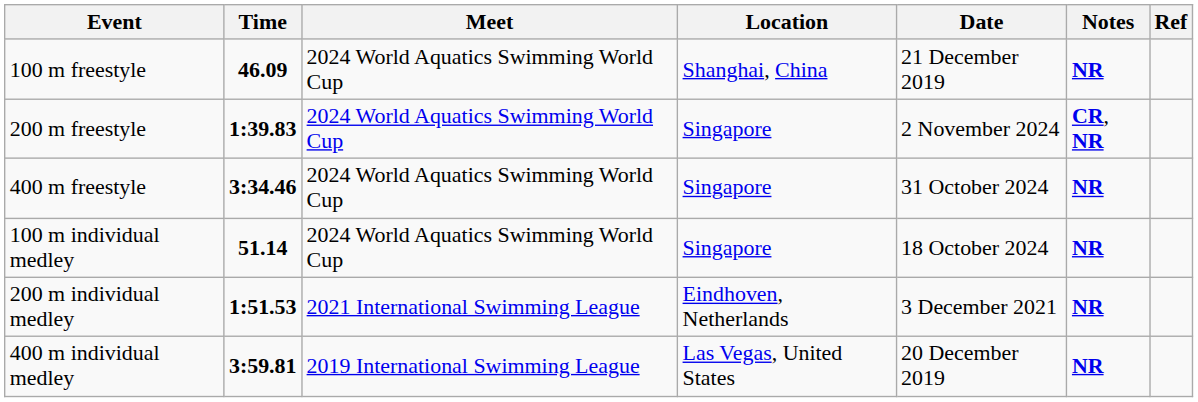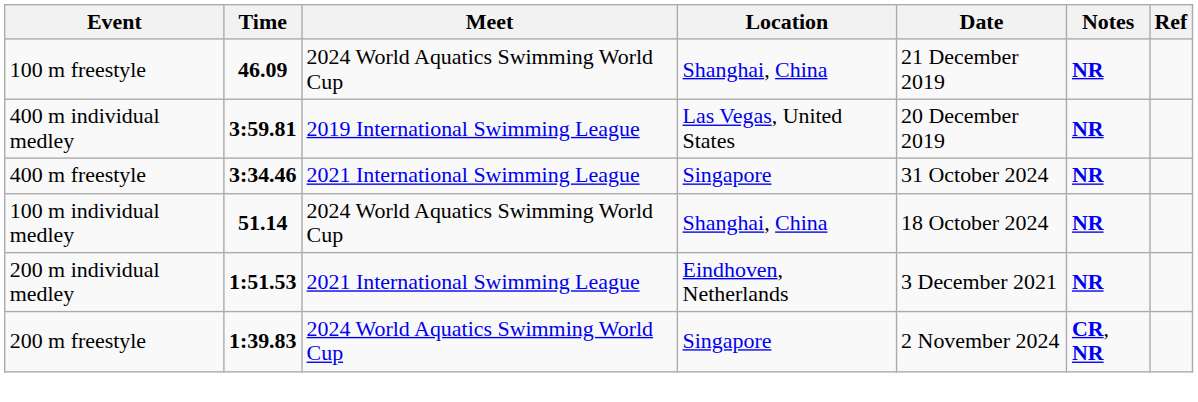rows swapped: (78, 128) <-> (85, 366)
(480, 187) 2024 World Aquatics Swimming World Cup -> (473, 175) 2021 International Swimming League
(727, 247) Singapore -> (755, 222) Shanghai, China
